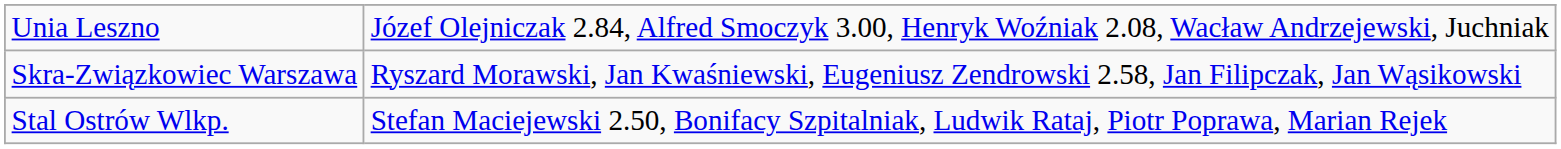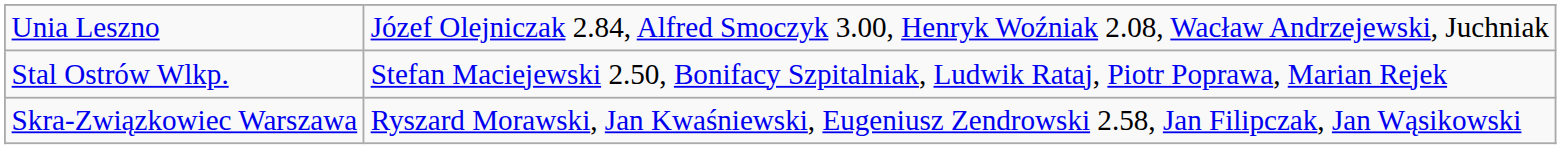rows swapped: (120, 119) <-> (184, 73)
